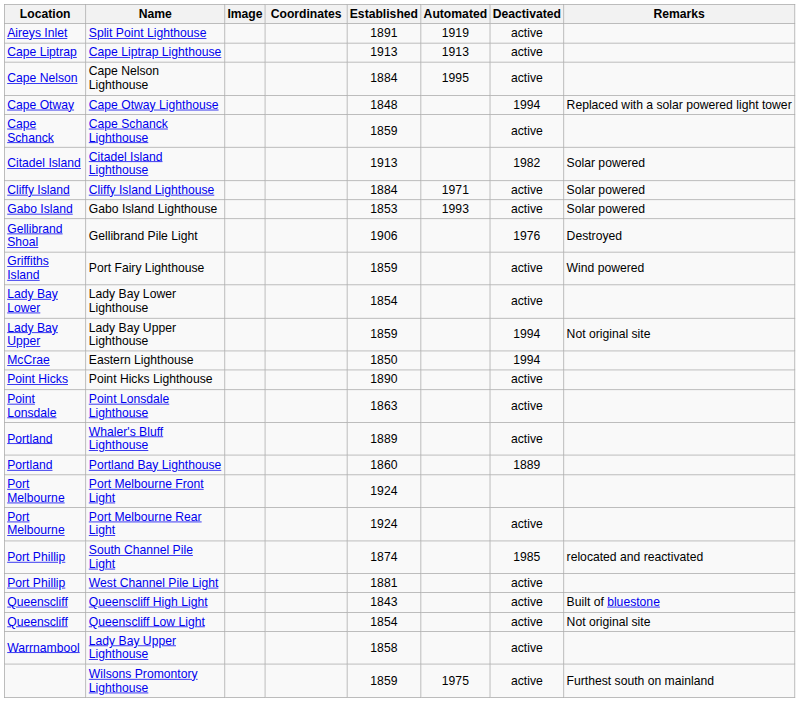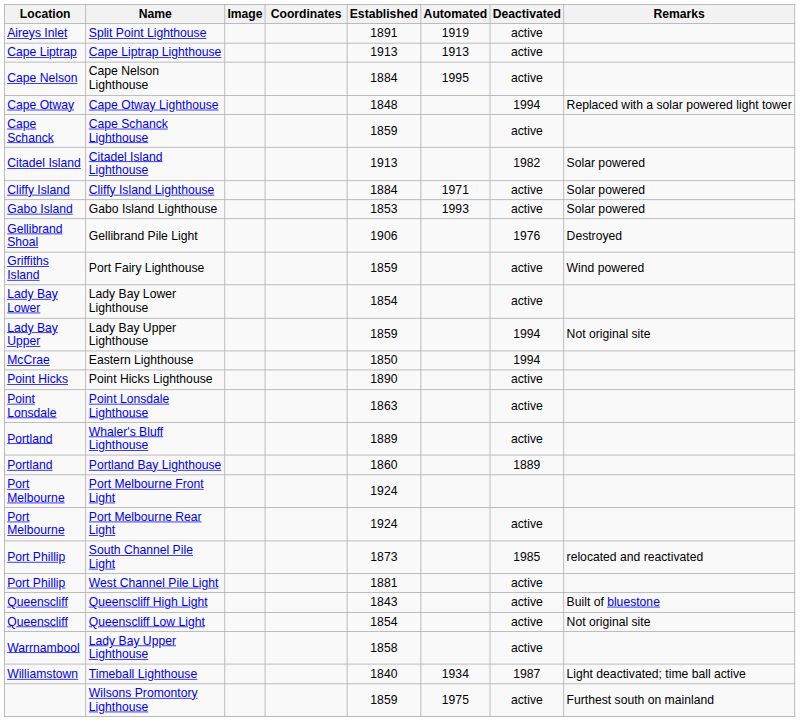(384, 557) 1874 -> (384, 557) 1873
+ row: (43, 674)
